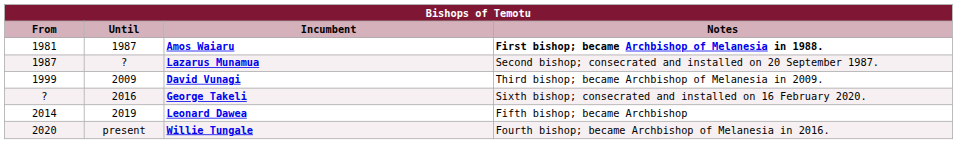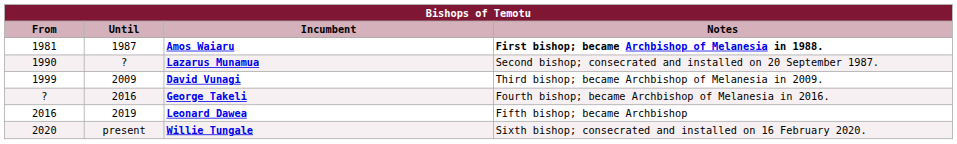(44, 63) 1987 -> (44, 63) 1990
(681, 96) Sixth bishop; consecrated and installed on 16 February 2020. -> (663, 96) Fourth bishop; became Archbishop of Melanesia in 2016.
(44, 113) 2014 -> (44, 113) 2016
(663, 130) Fourth bishop; became Archbishop of Melanesia in 2016. -> (681, 130) Sixth bishop; consecrated and installed on 16 February 2020.
